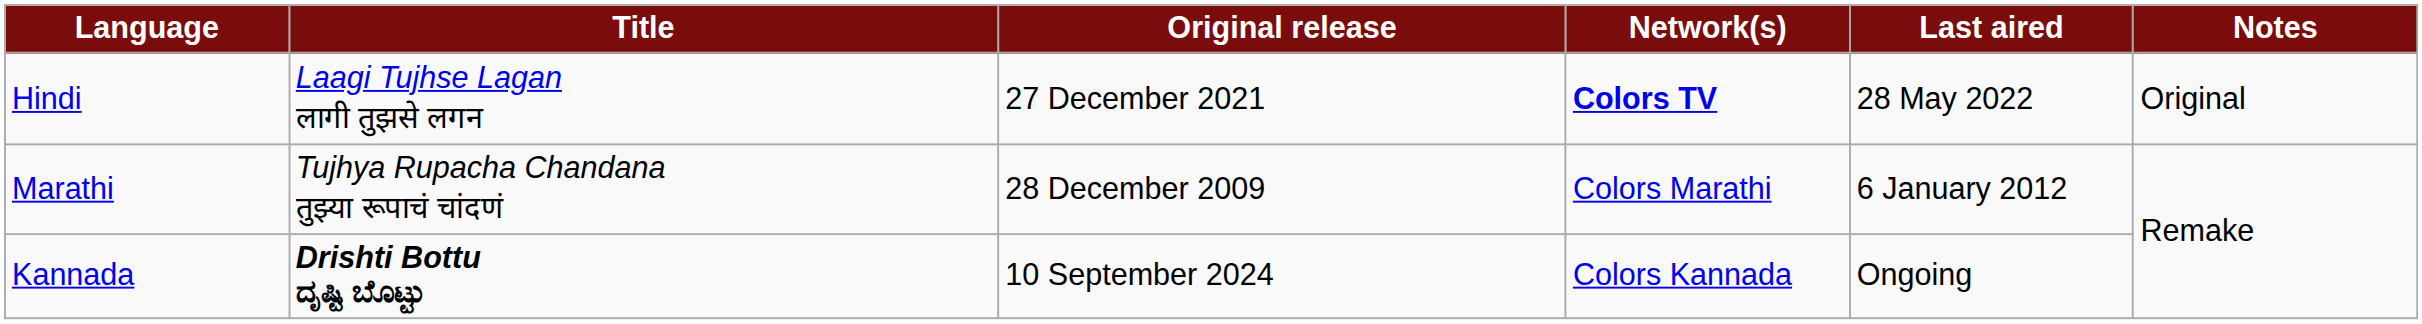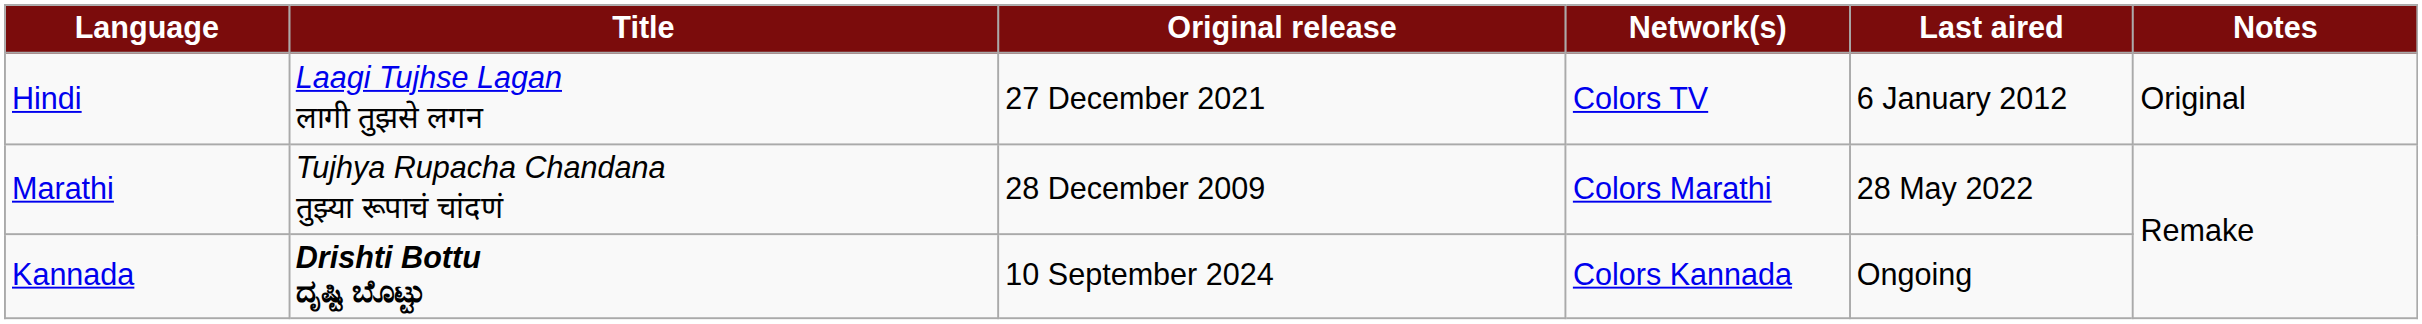(1645, 98) bold -> (1641, 98) normal
(1945, 98) 28 May 2022 -> (1962, 98) 6 January 2012
(1962, 188) 6 January 2012 -> (1945, 188) 28 May 2022
